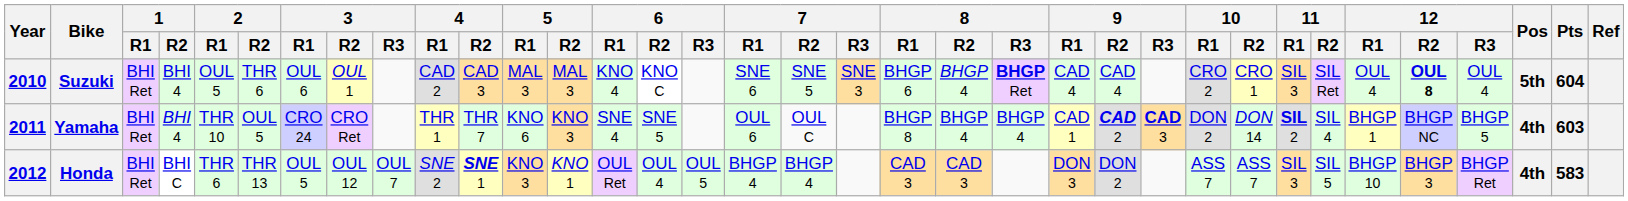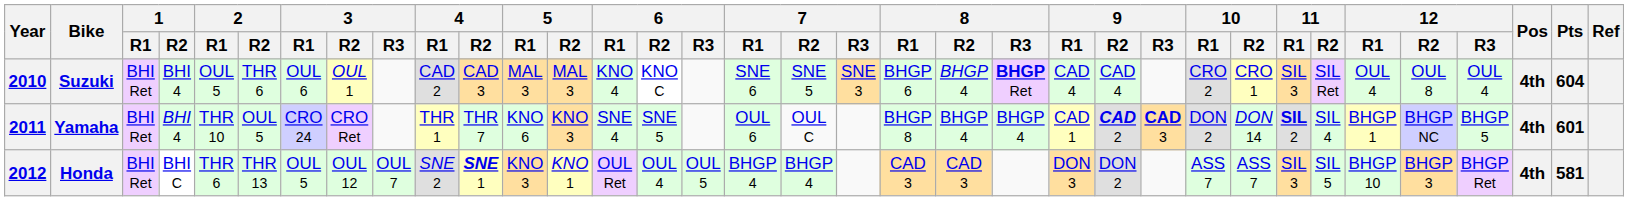(1429, 82) bold -> (1429, 82) normal
(1532, 82) 5th -> (1532, 82) 4th
(1570, 127) 603 -> (1570, 127) 601
(1570, 173) 583 -> (1570, 173) 581
